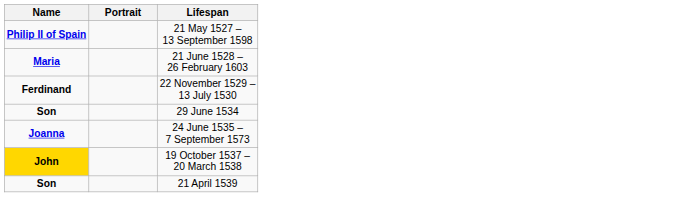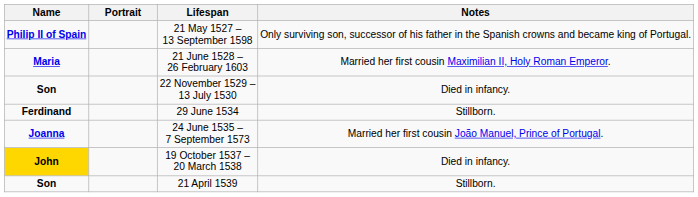+ column: (476, 12)
(46, 90) Ferdinand -> (46, 90) Son
(46, 112) Son -> (46, 112) Ferdinand
